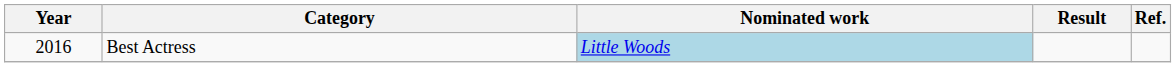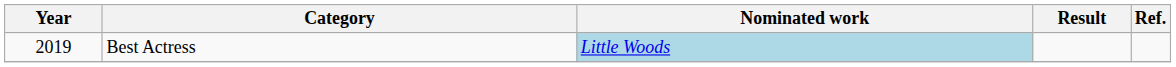(53, 47) 2016 -> (53, 47) 2019
